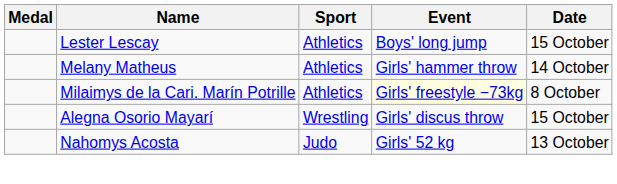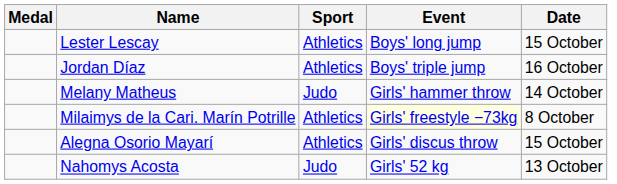+ row: (103, 67)
(333, 67) Athletics -> (320, 92) Judo
(336, 117) Wrestling -> (333, 142) Athletics
